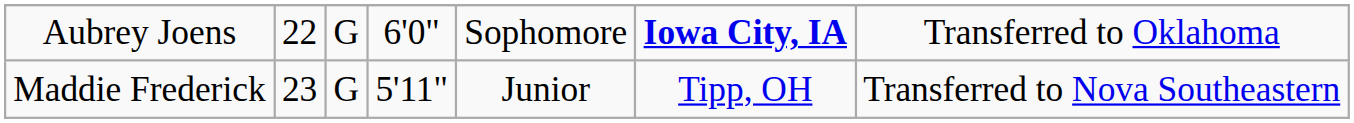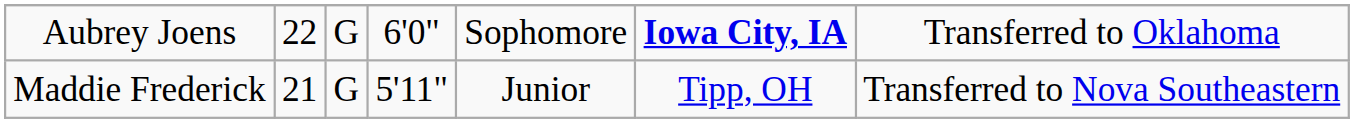(300, 88) 23 -> (300, 88) 21
